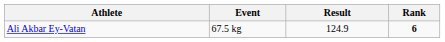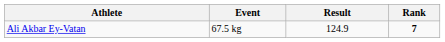(414, 29) 6 -> (414, 29) 7
